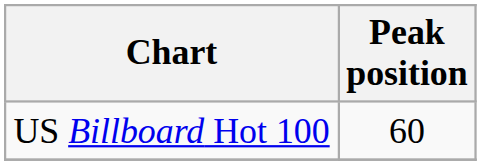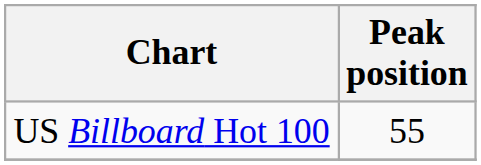(407, 130) 60 -> (407, 130) 55
